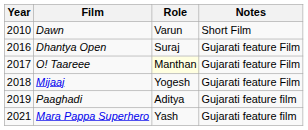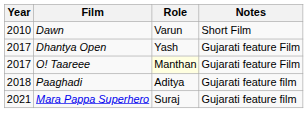(19, 47) 2016 -> (19, 47) 2017
(167, 47) Suraj -> (166, 47) Yash
- row: (50, 82)
(19, 99) 2019 -> (19, 82) 2018
(166, 116) Yash -> (167, 99) Suraj
